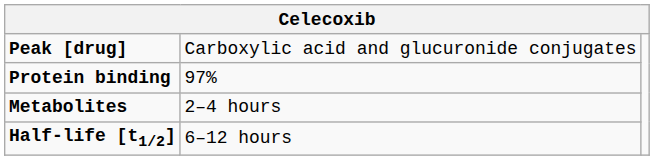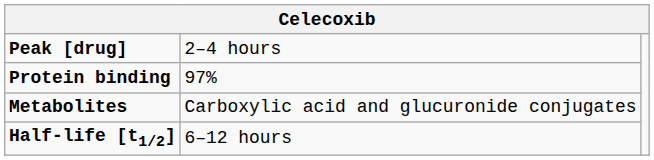(410, 49) Carboxylic acid and glucuronide conjugates -> (233, 49) 2–4 hours
(233, 107) 2–4 hours -> (410, 107) Carboxylic acid and glucuronide conjugates
